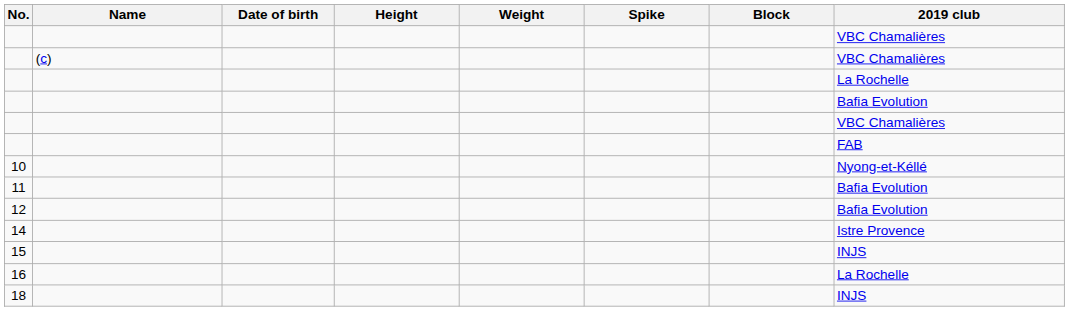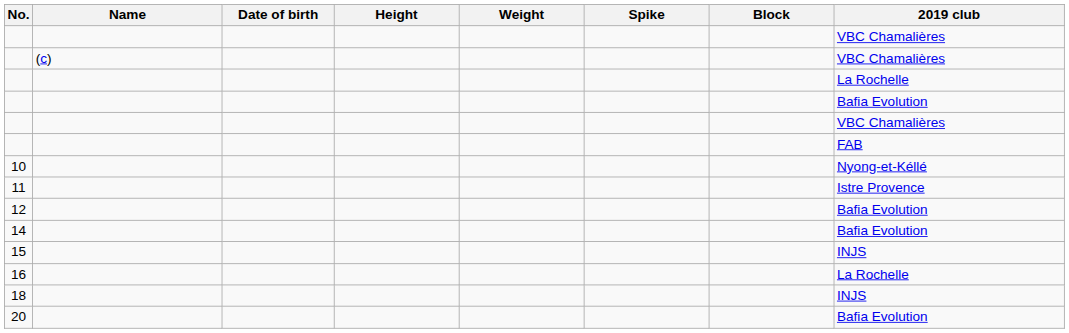(882, 187) Bafia Evolution -> (881, 187) Istre Provence
(881, 230) Istre Provence -> (882, 230) Bafia Evolution
+ row: (19, 317)
